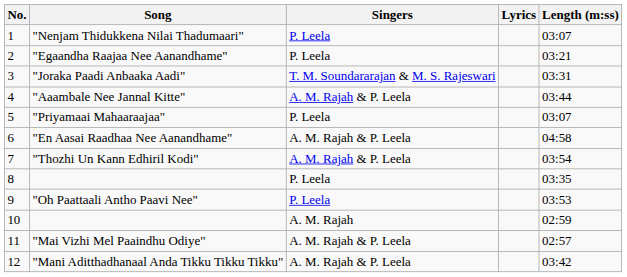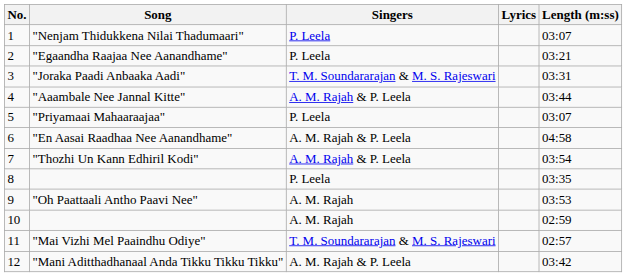(310, 199) P. Leela -> (321, 199) A. M. Rajah
(350, 240) A. M. Rajah & P. Leela -> (392, 240) T. M. Soundararajan & M. S. Rajeswari
